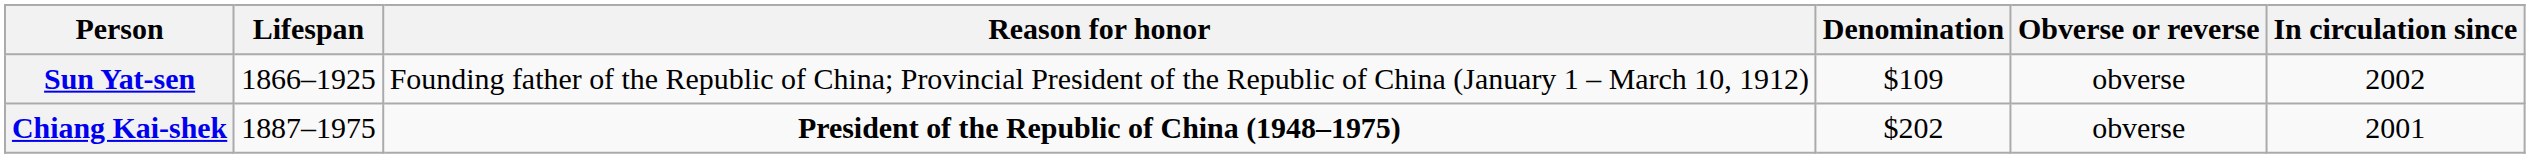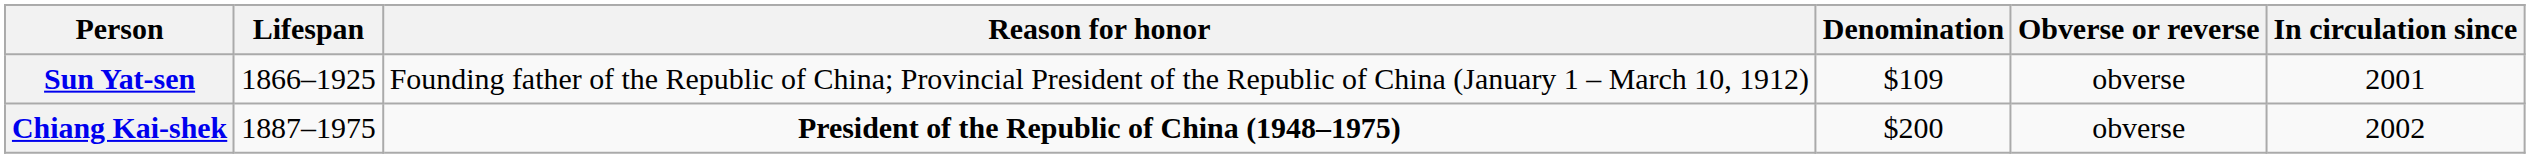(2395, 78) 2002 -> (2395, 78) 2001
(1913, 128) $202 -> (1913, 128) $200
(2395, 128) 2001 -> (2395, 128) 2002
